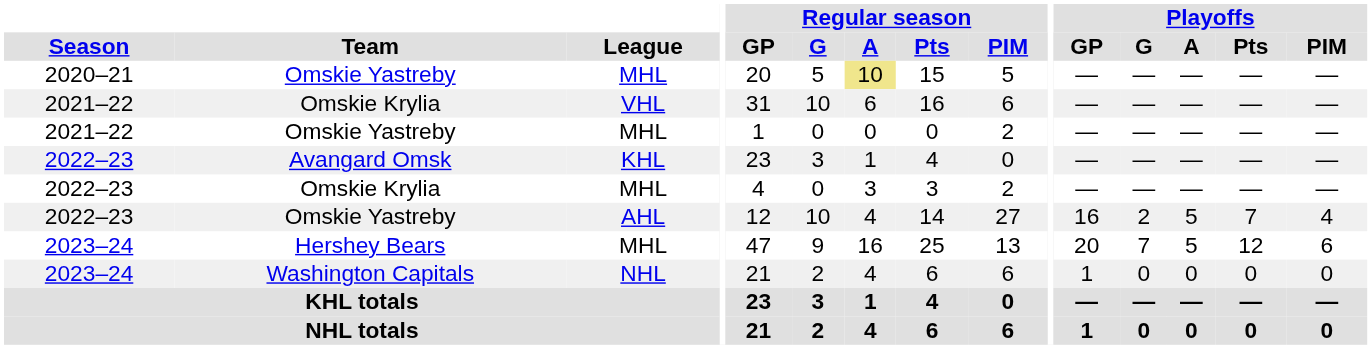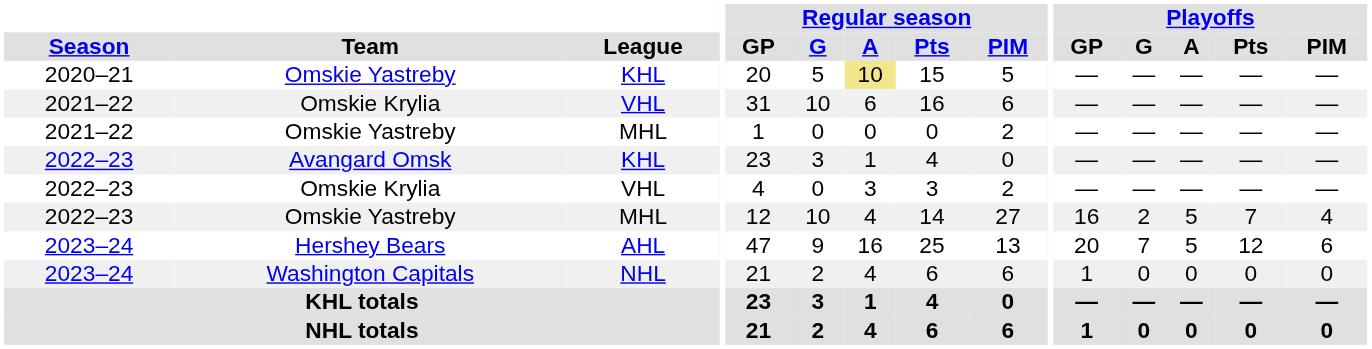(643, 74) MHL -> (643, 74) KHL
(643, 188) MHL -> (643, 188) VHL
(643, 216) AHL -> (643, 216) MHL
(643, 245) MHL -> (643, 245) AHL
